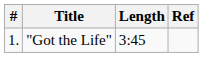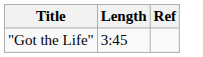- column: (14, 16)
